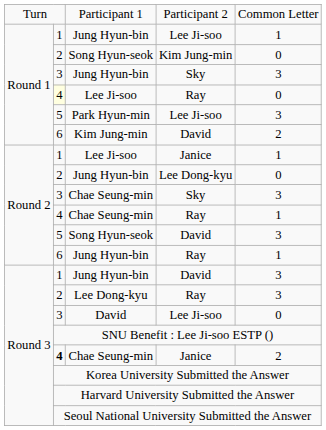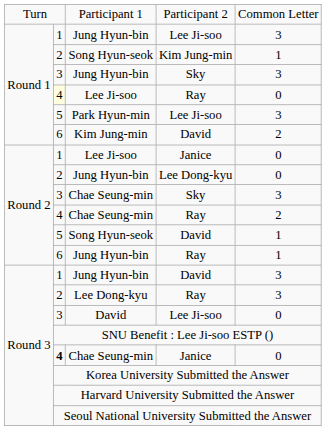(278, 34) 1 -> (278, 34) 3
(278, 54) 0 -> (278, 54) 1
(278, 154) 1 -> (278, 154) 0
(278, 214) 1 -> (278, 214) 2
(278, 235) 3 -> (278, 235) 1
(278, 355) 2 -> (278, 355) 0
